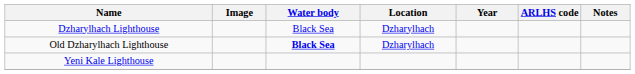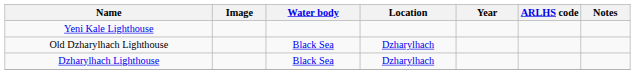rows swapped: (109, 61) <-> (109, 28)
(313, 45) bold -> (313, 45) normal
